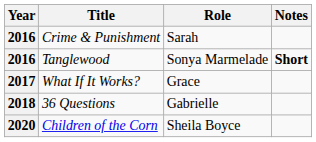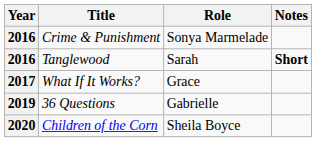(182, 37) Sarah -> (217, 37) Sonya Marmelade
(217, 59) Sonya Marmelade -> (182, 59) Sarah
(22, 103) 2018 -> (22, 103) 2019
